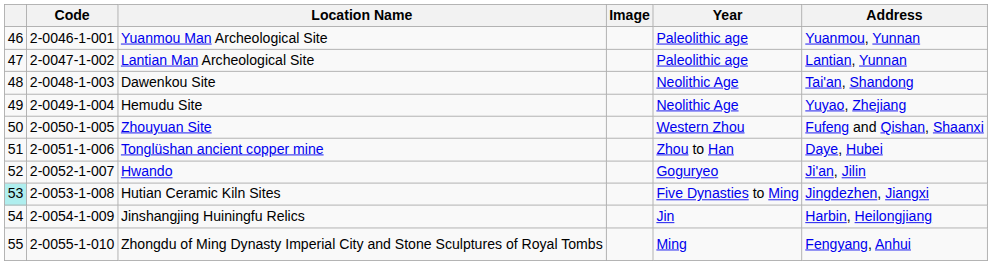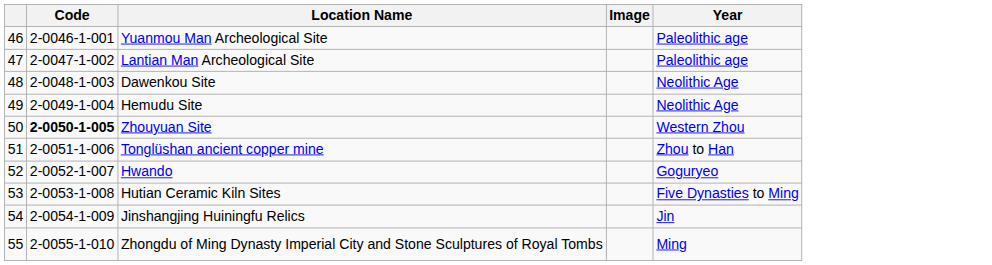- column: (895, 15)
(72, 127) normal -> (72, 127) bold
(16, 194) paleturquoise background -> (16, 194) no background
